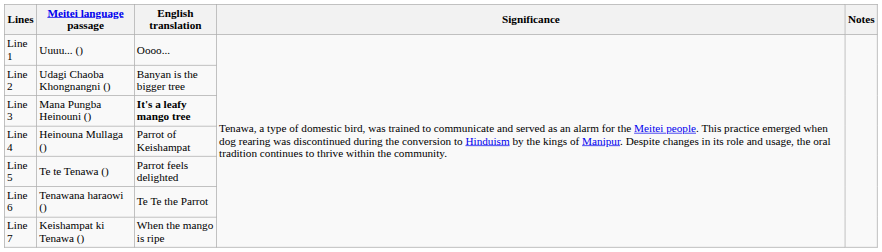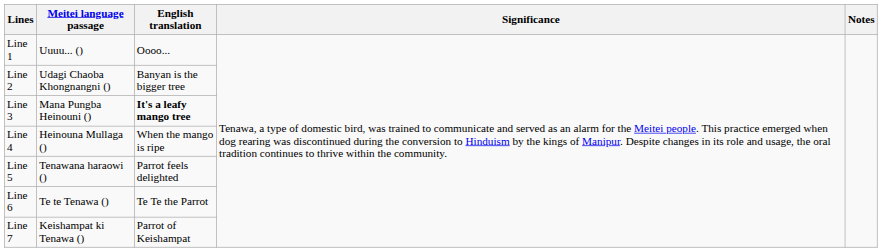(164, 141) Parrot of Keishampat -> (175, 141) When the mango is ripe
(74, 171) Te te Tenawa () -> (81, 171) Tenawana haraowi ()
(81, 201) Tenawana haraowi () -> (74, 201) Te te Tenawa ()
(175, 232) When the mango is ripe -> (164, 232) Parrot of Keishampat
